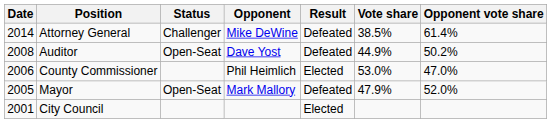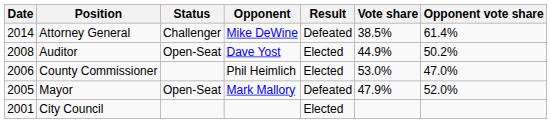(328, 52) Defeated -> (323, 52) Elected
